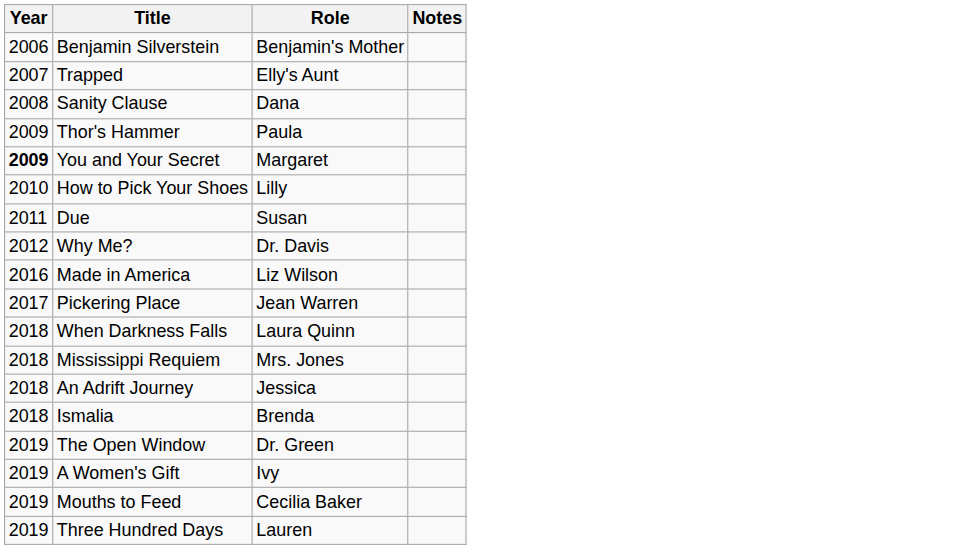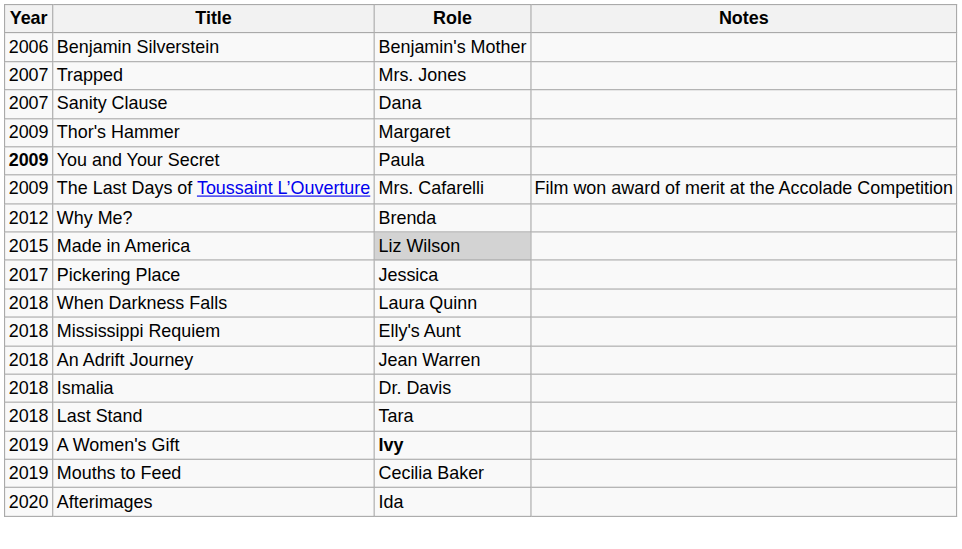(297, 75) Elly's Aunt -> (422, 75) Mrs. Jones
(29, 103) 2008 -> (29, 103) 2007
(279, 132) Paula -> (414, 132) Margaret
(292, 160) Margaret -> (401, 160) Paula
+ row: (214, 189)
- row: (152, 189)
- row: (73, 217)
(293, 246) Dr. Davis -> (407, 217) Brenda
(29, 274) 2016 -> (29, 246) 2015
(297, 274) no background -> (419, 246) lightgrey background
(307, 302) Jean Warren -> (408, 274) Jessica
(300, 359) Mrs. Jones -> (420, 331) Elly's Aunt
(286, 388) Jessica -> (429, 359) Jean Warren
(285, 416) Brenda -> (415, 388) Dr. Davis
+ row: (100, 416)
- row: (131, 445)
(268, 473) normal -> (391, 445) bold
- row: (140, 530)
+ row: (105, 501)
